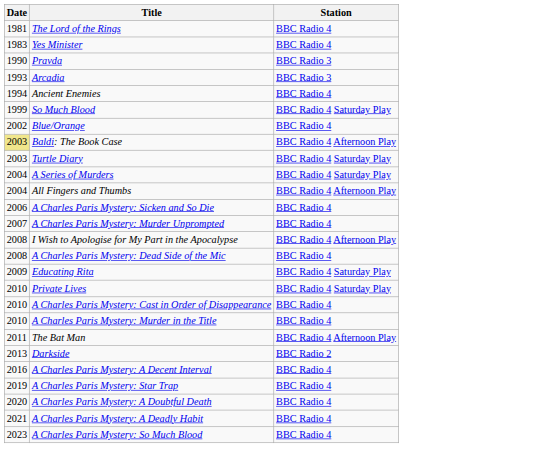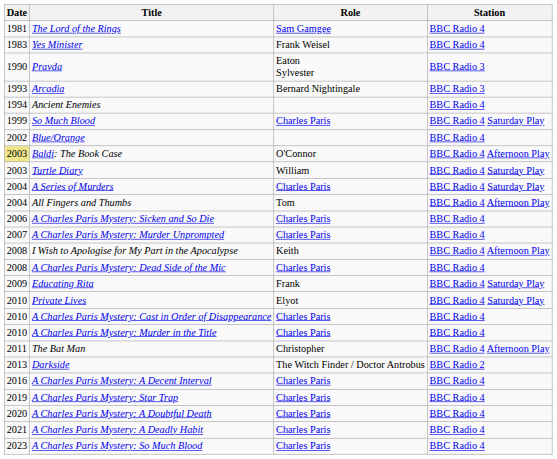+ column: (350, 12)
